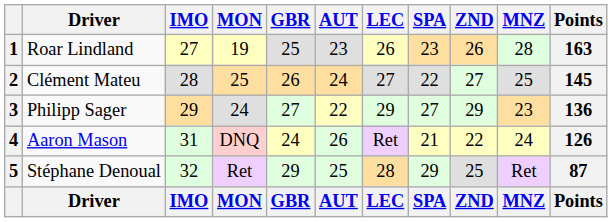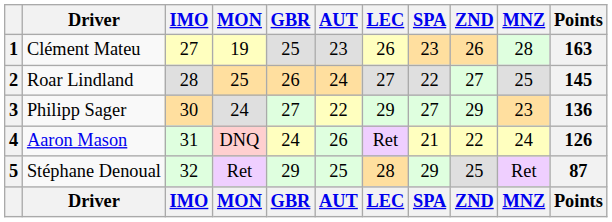(80, 49) Roar Lindland -> (84, 49) Clément Mateu
(84, 79) Clément Mateu -> (80, 79) Roar Lindland
(189, 110) 29 -> (189, 110) 30
